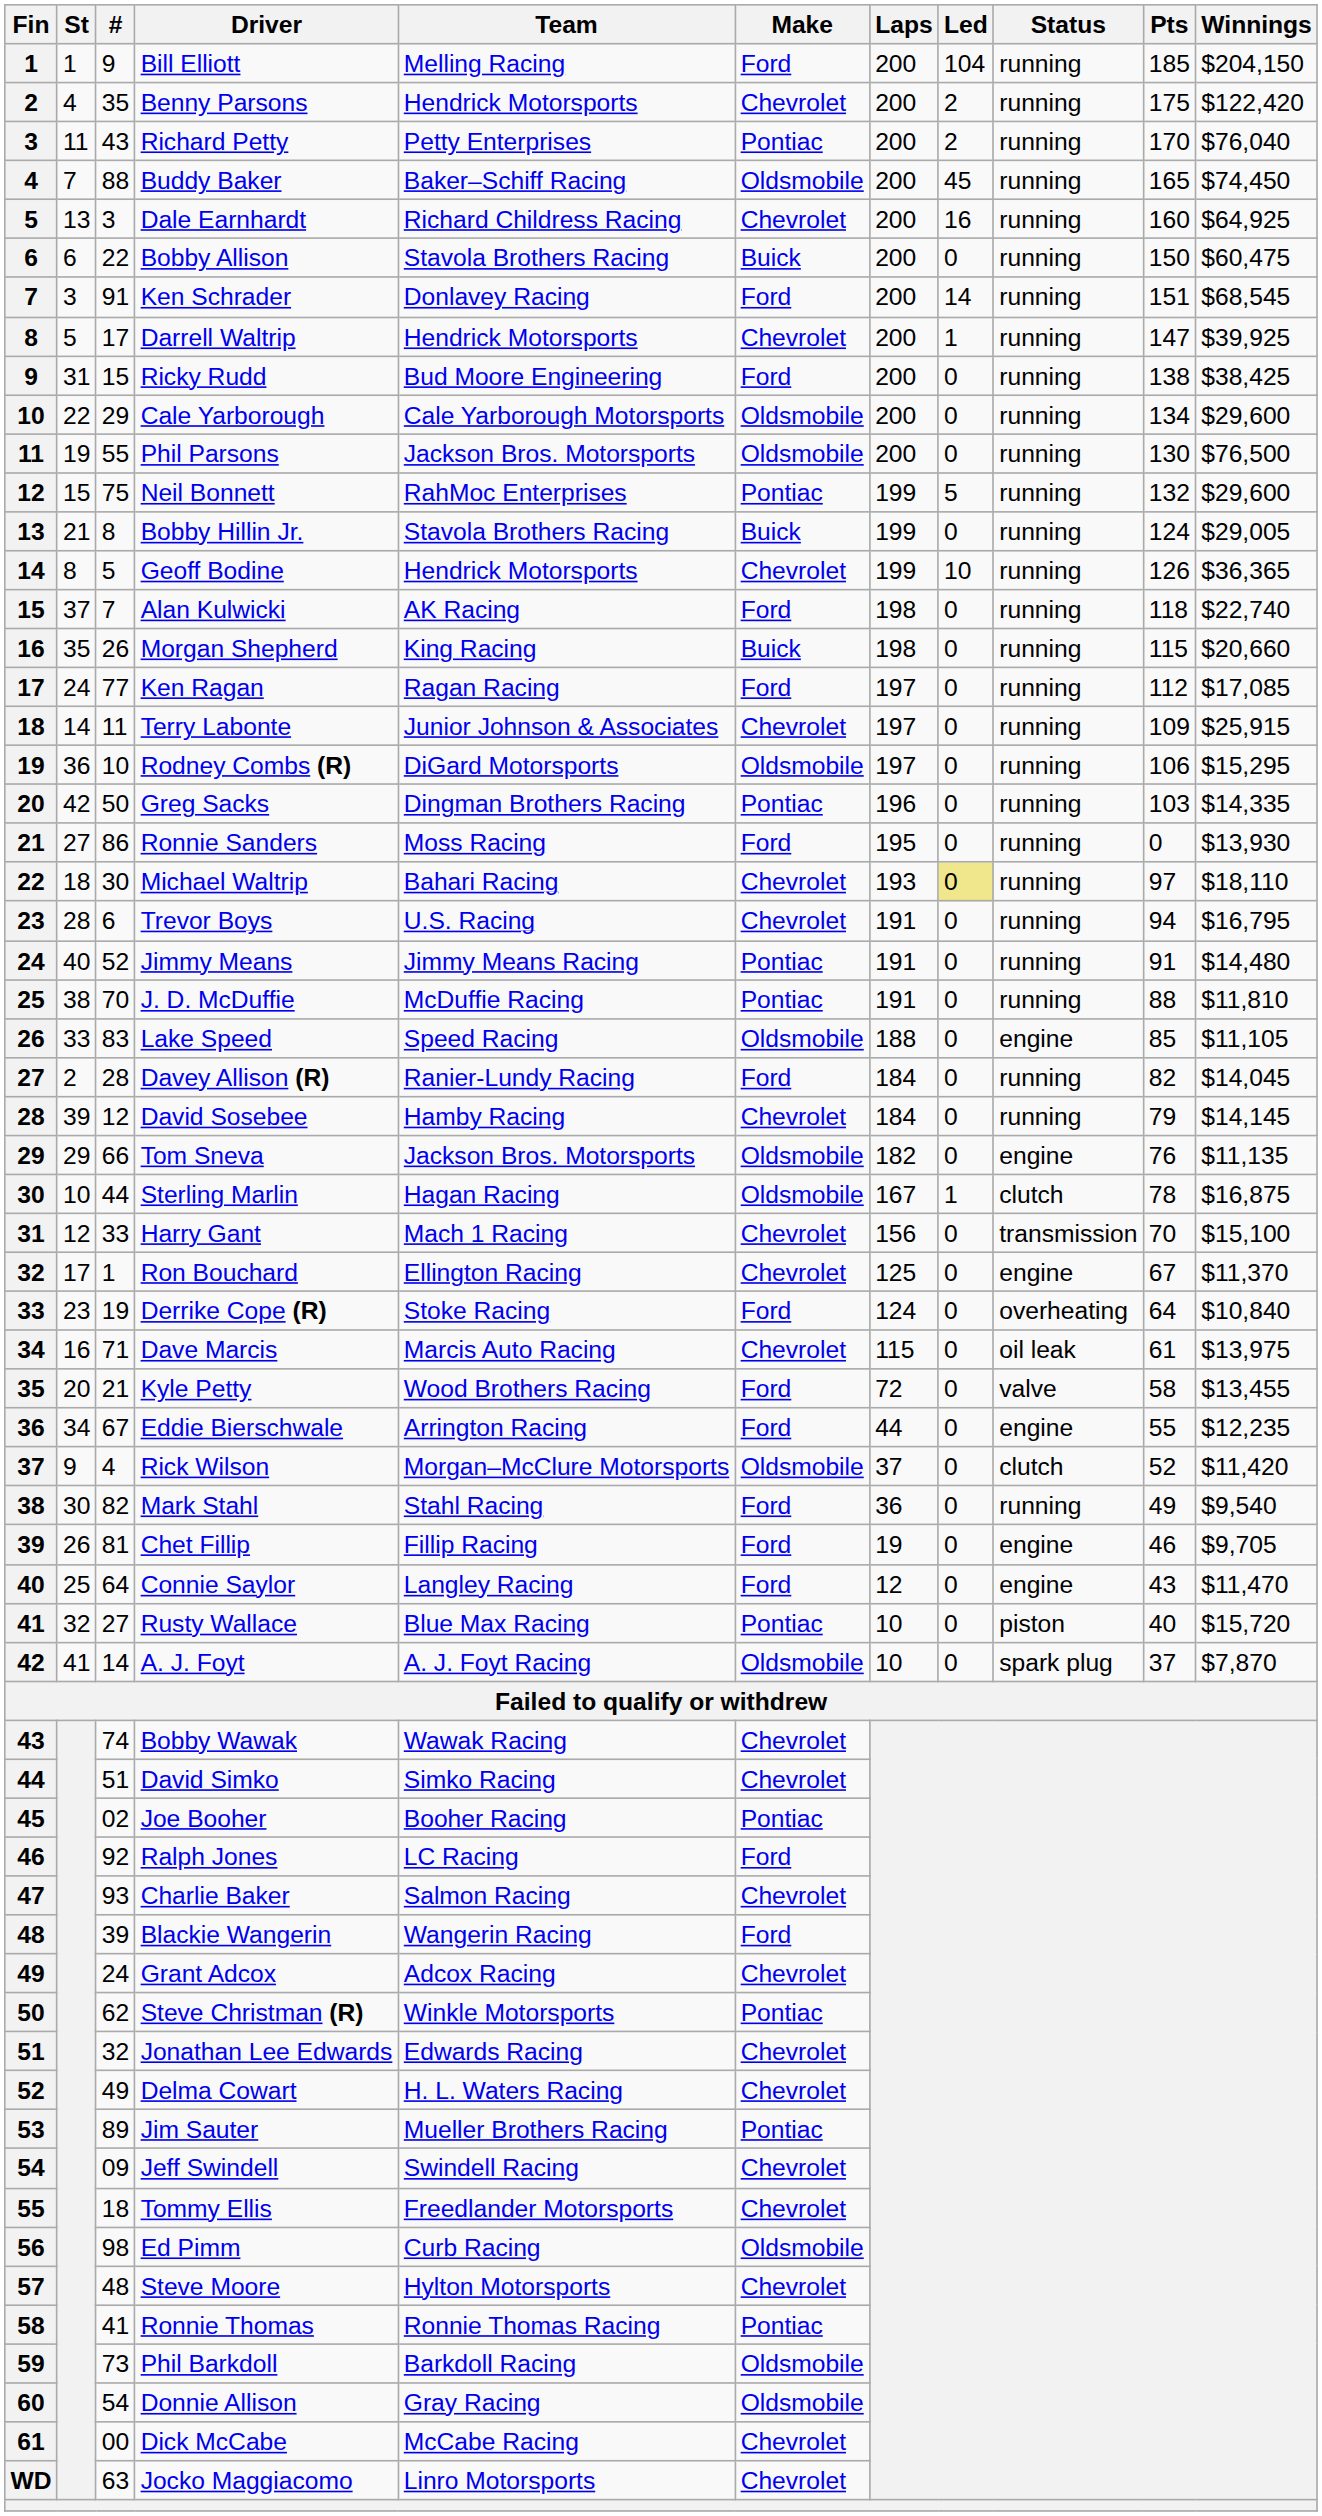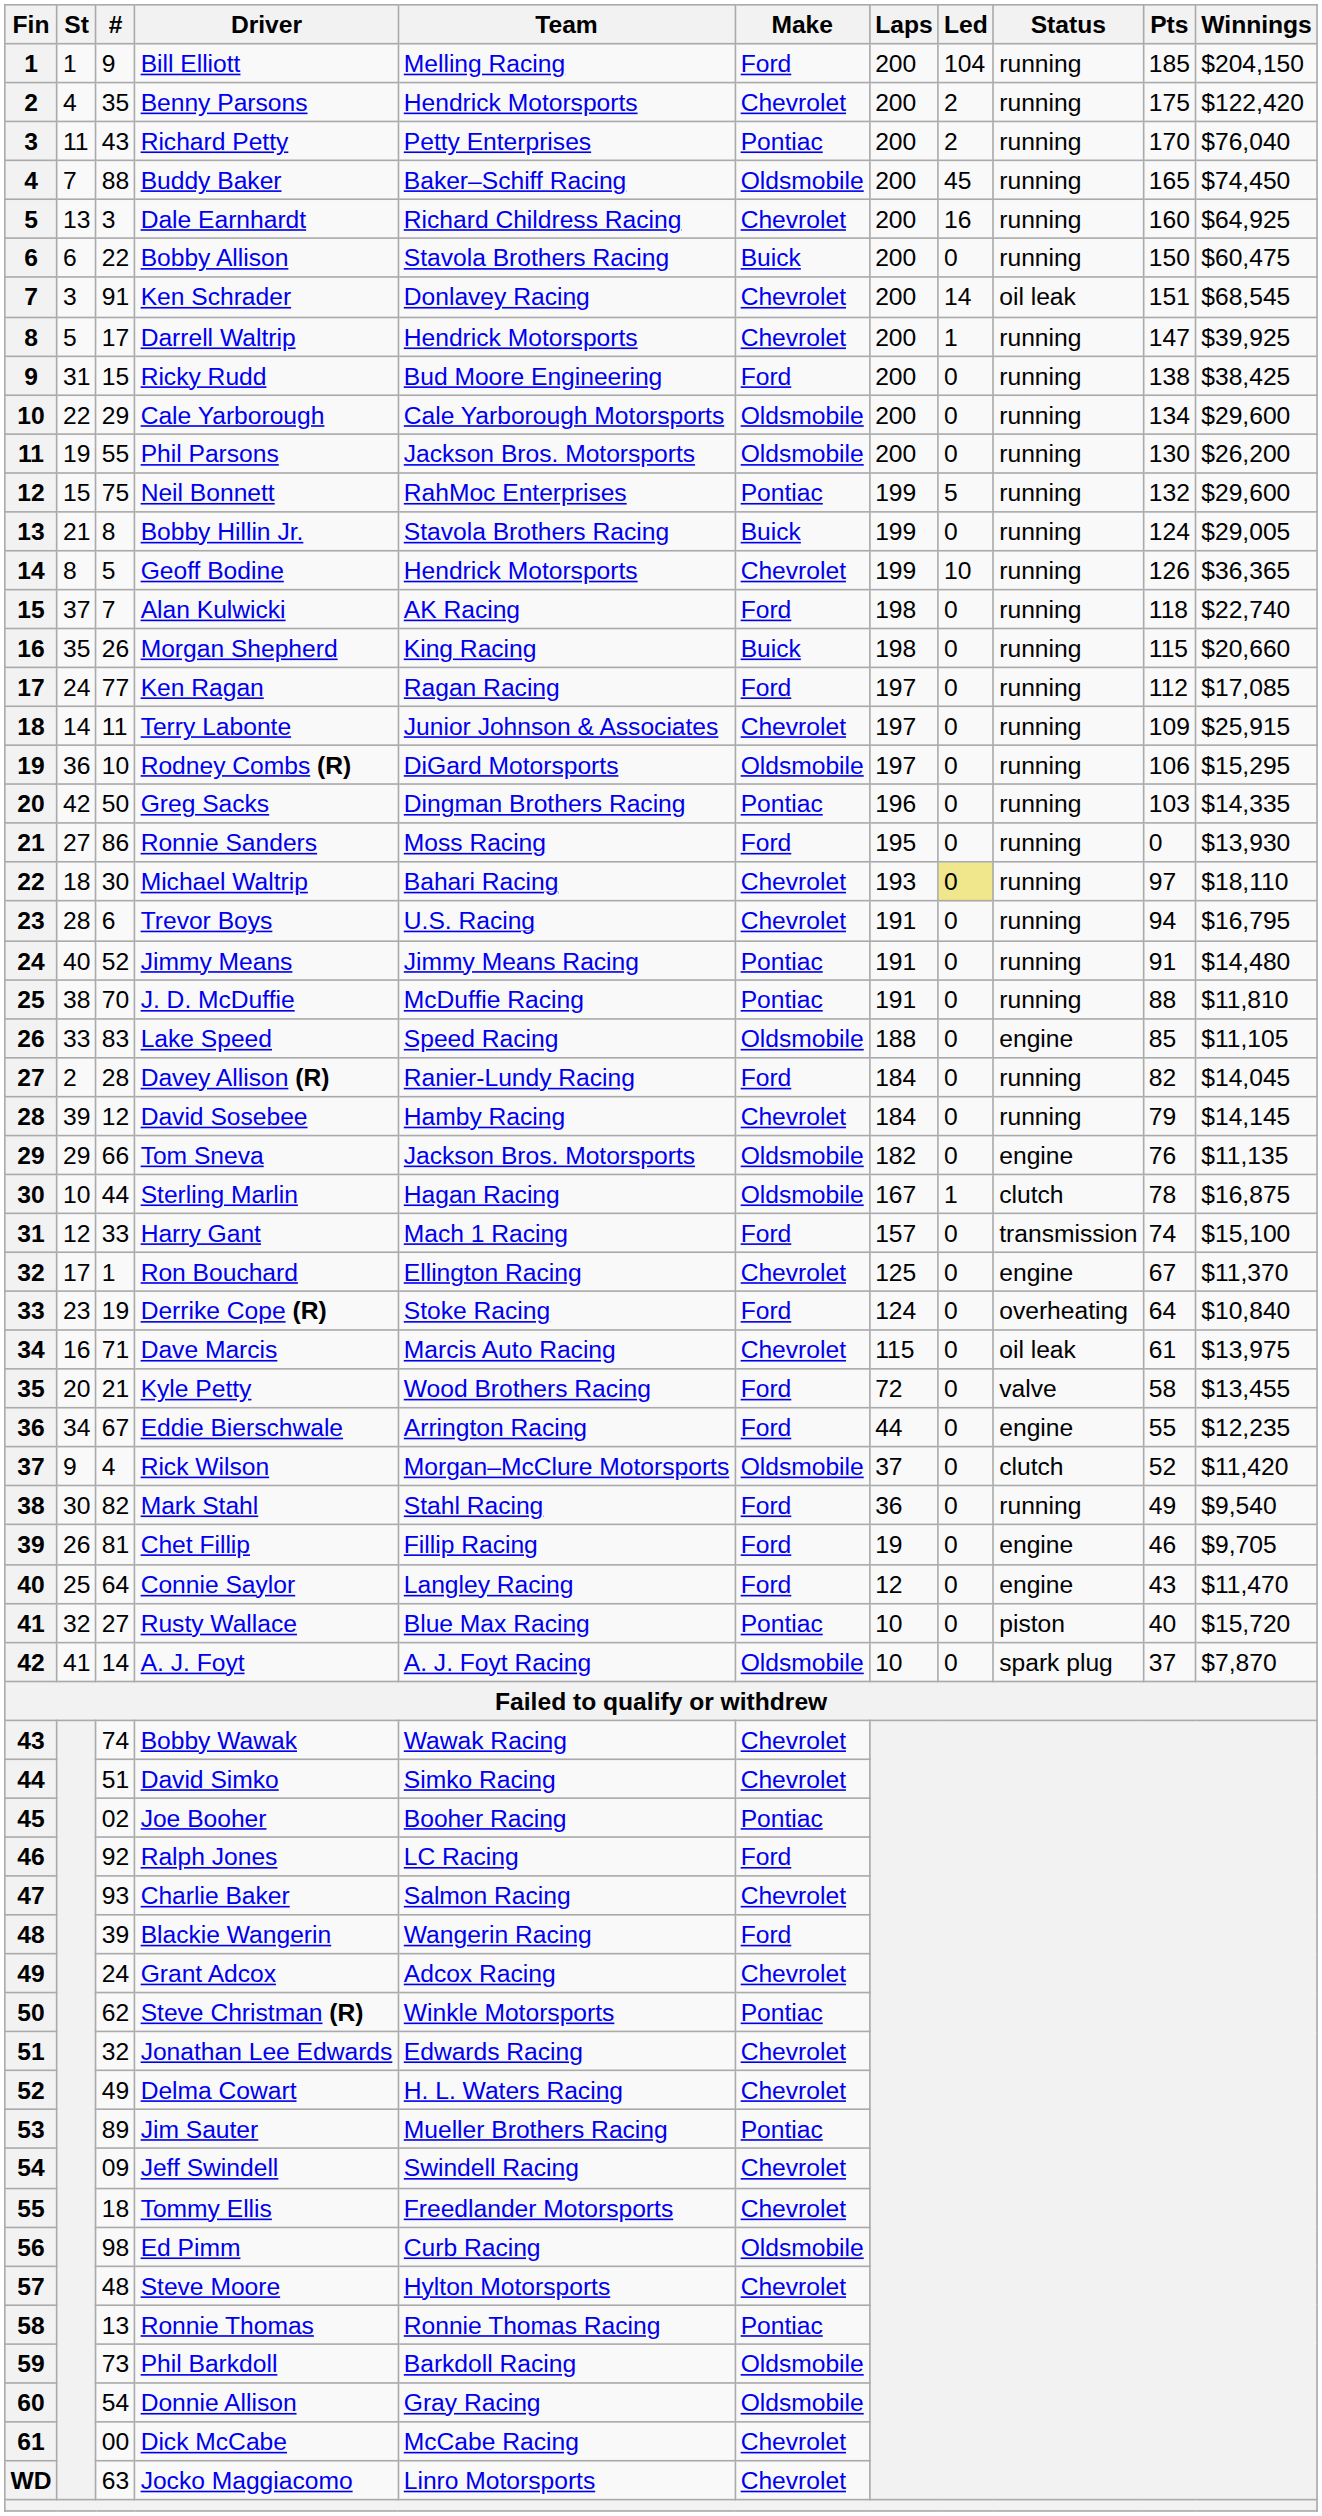(766, 297) Ford -> (793, 297) Chevrolet
(1040, 297) running -> (1038, 297) oil leak
(1246, 453) $76,500 -> (1246, 453) $26,200
(793, 1233) Chevrolet -> (766, 1233) Ford
(896, 1233) 156 -> (896, 1233) 157
(1163, 1233) 70 -> (1163, 1233) 74
(116, 2324) 41 -> (116, 2324) 13
